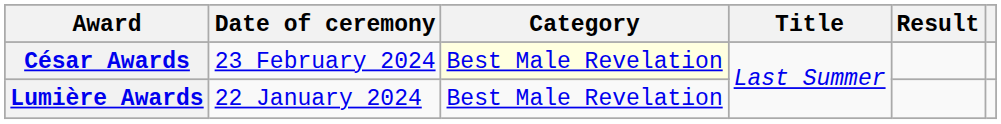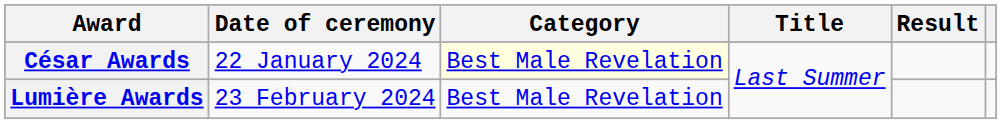(325, 61) 23 February 2024 -> (318, 61) 22 January 2024
(318, 99) 22 January 2024 -> (325, 99) 23 February 2024
